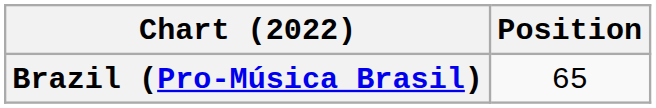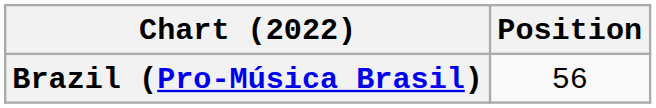(570, 79) 65 -> (570, 79) 56
